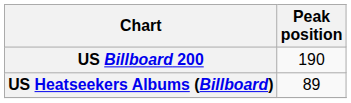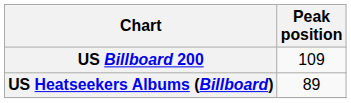(312, 60) 190 -> (312, 60) 109
